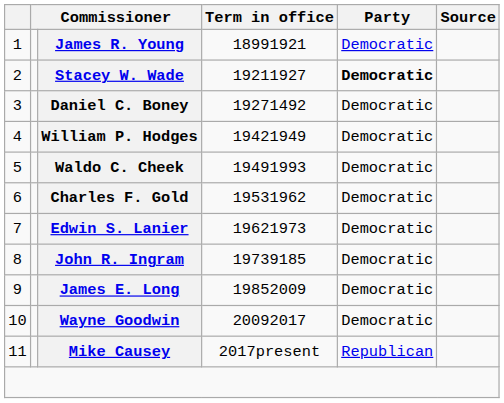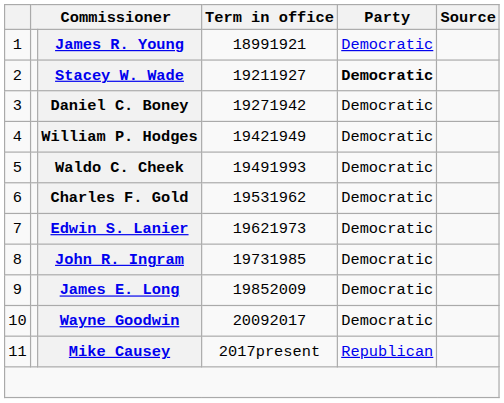(269, 106) 19271492 -> (269, 106) 19271942
(269, 260) 19739185 -> (269, 260) 19731985
